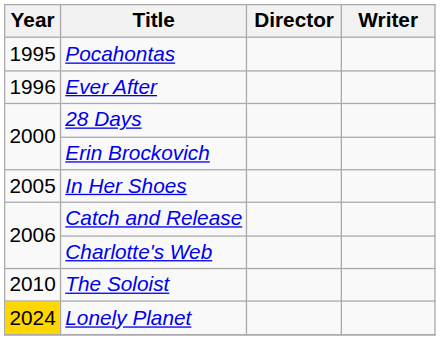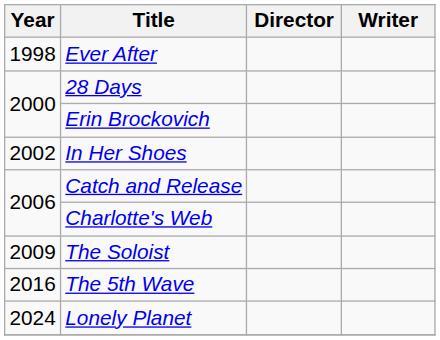- row: (120, 53)
(33, 86) 1996 -> (33, 53) 1998
(33, 185) 2005 -> (33, 152) 2002
(33, 284) 2010 -> (33, 251) 2009
+ row: (130, 284)
(33, 317) gold background -> (33, 317) no background
